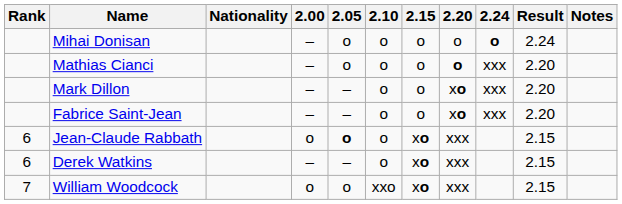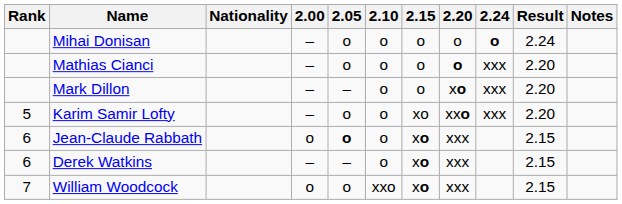- row: (117, 114)
+ row: (114, 114)
